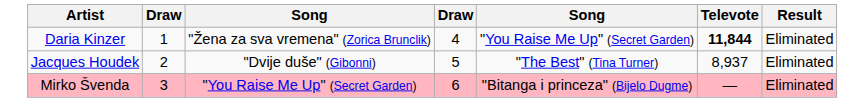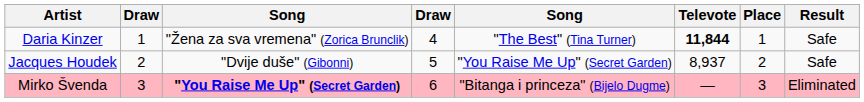+ column: (762, 16)
(587, 39) "You Raise Me Up" (Secret Garden) -> (565, 39) "The Best" (Tina Turner)
(800, 39) Eliminated -> (822, 39) Safe
(587, 62) "The Best" (Tina Turner) -> (565, 62) "You Raise Me Up" (Secret Garden)
(800, 62) Eliminated -> (822, 62) Safe
(310, 85) normal -> (287, 85) bold
